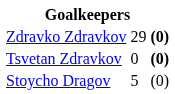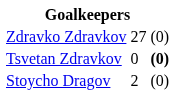(138, 36) 29 -> (138, 36) 27
(160, 36) bold -> (160, 36) normal
(134, 80) 5 -> (134, 80) 2
